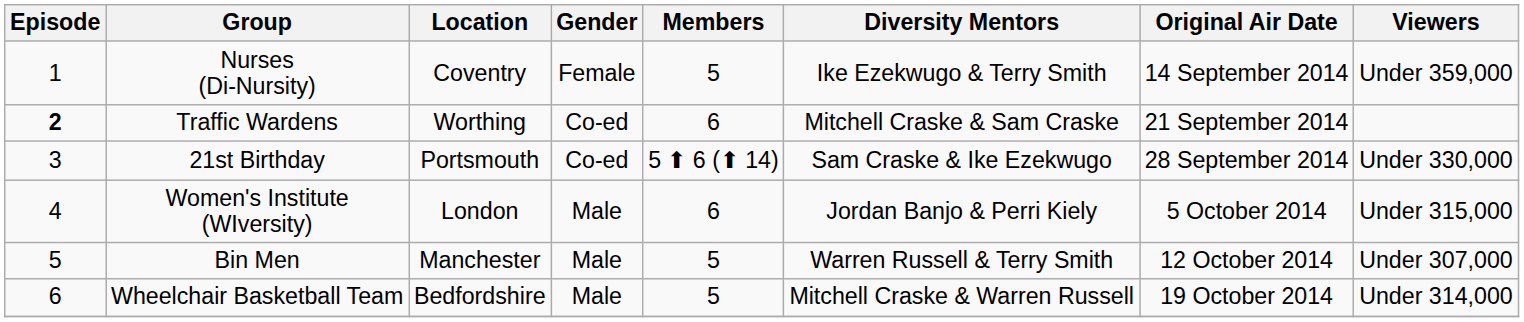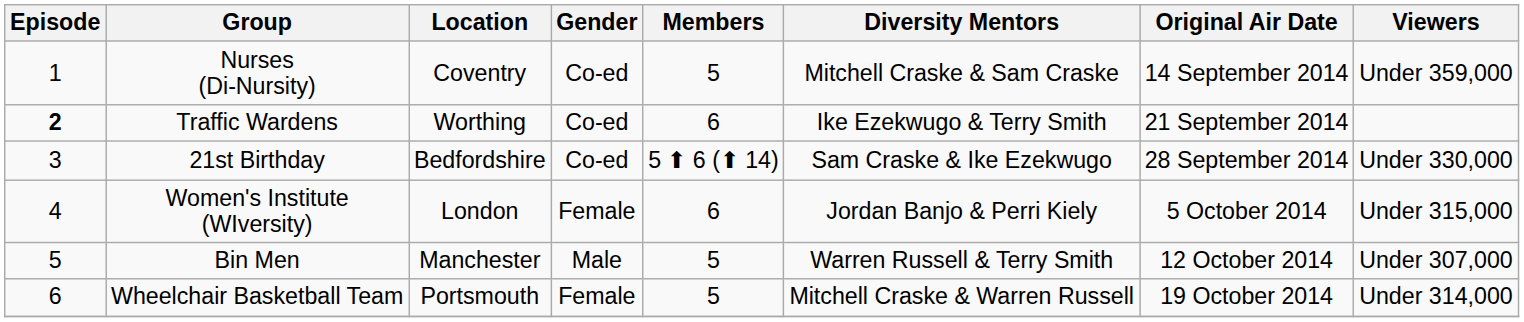(597, 72) Female -> (597, 72) Co-ed
(962, 72) Ike Ezekwugo & Terry Smith -> (962, 72) Mitchell Craske & Sam Craske
(962, 122) Mitchell Craske & Sam Craske -> (962, 122) Ike Ezekwugo & Terry Smith
(480, 160) Portsmouth -> (480, 160) Bedfordshire
(597, 210) Male -> (597, 210) Female
(480, 297) Bedfordshire -> (480, 297) Portsmouth
(597, 297) Male -> (597, 297) Female
